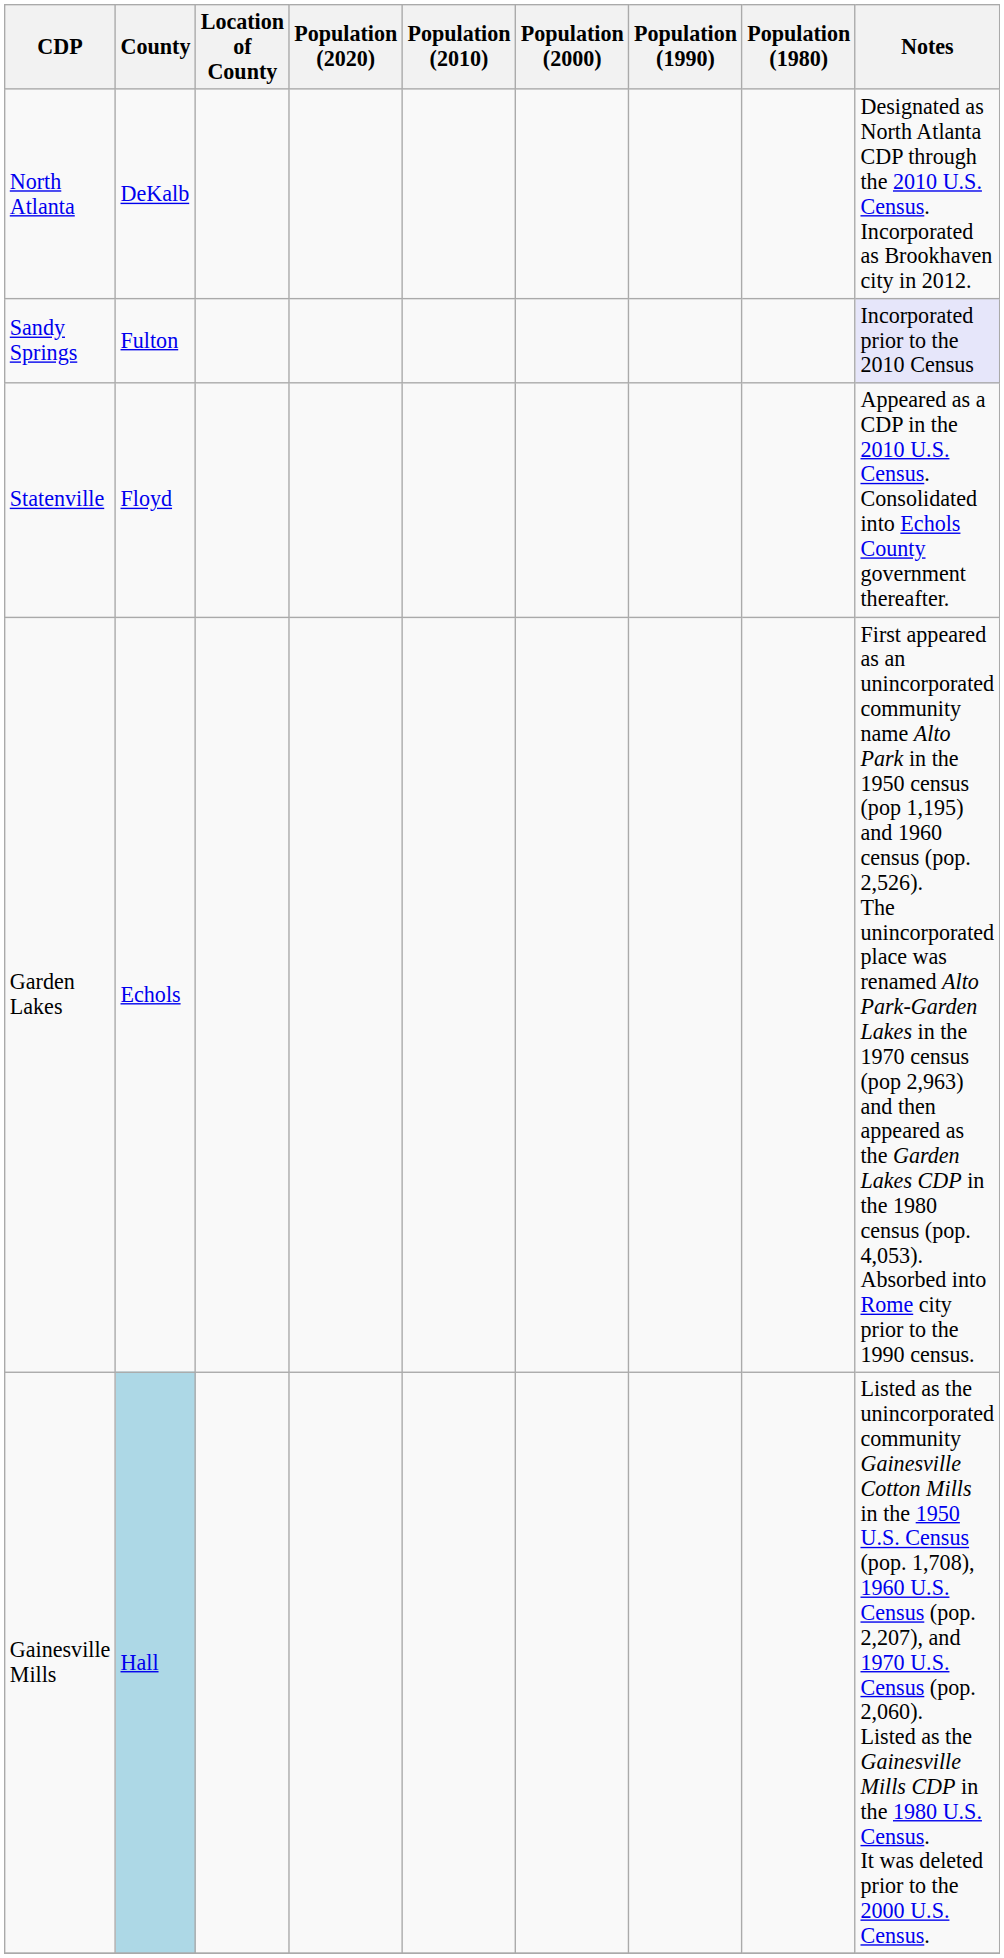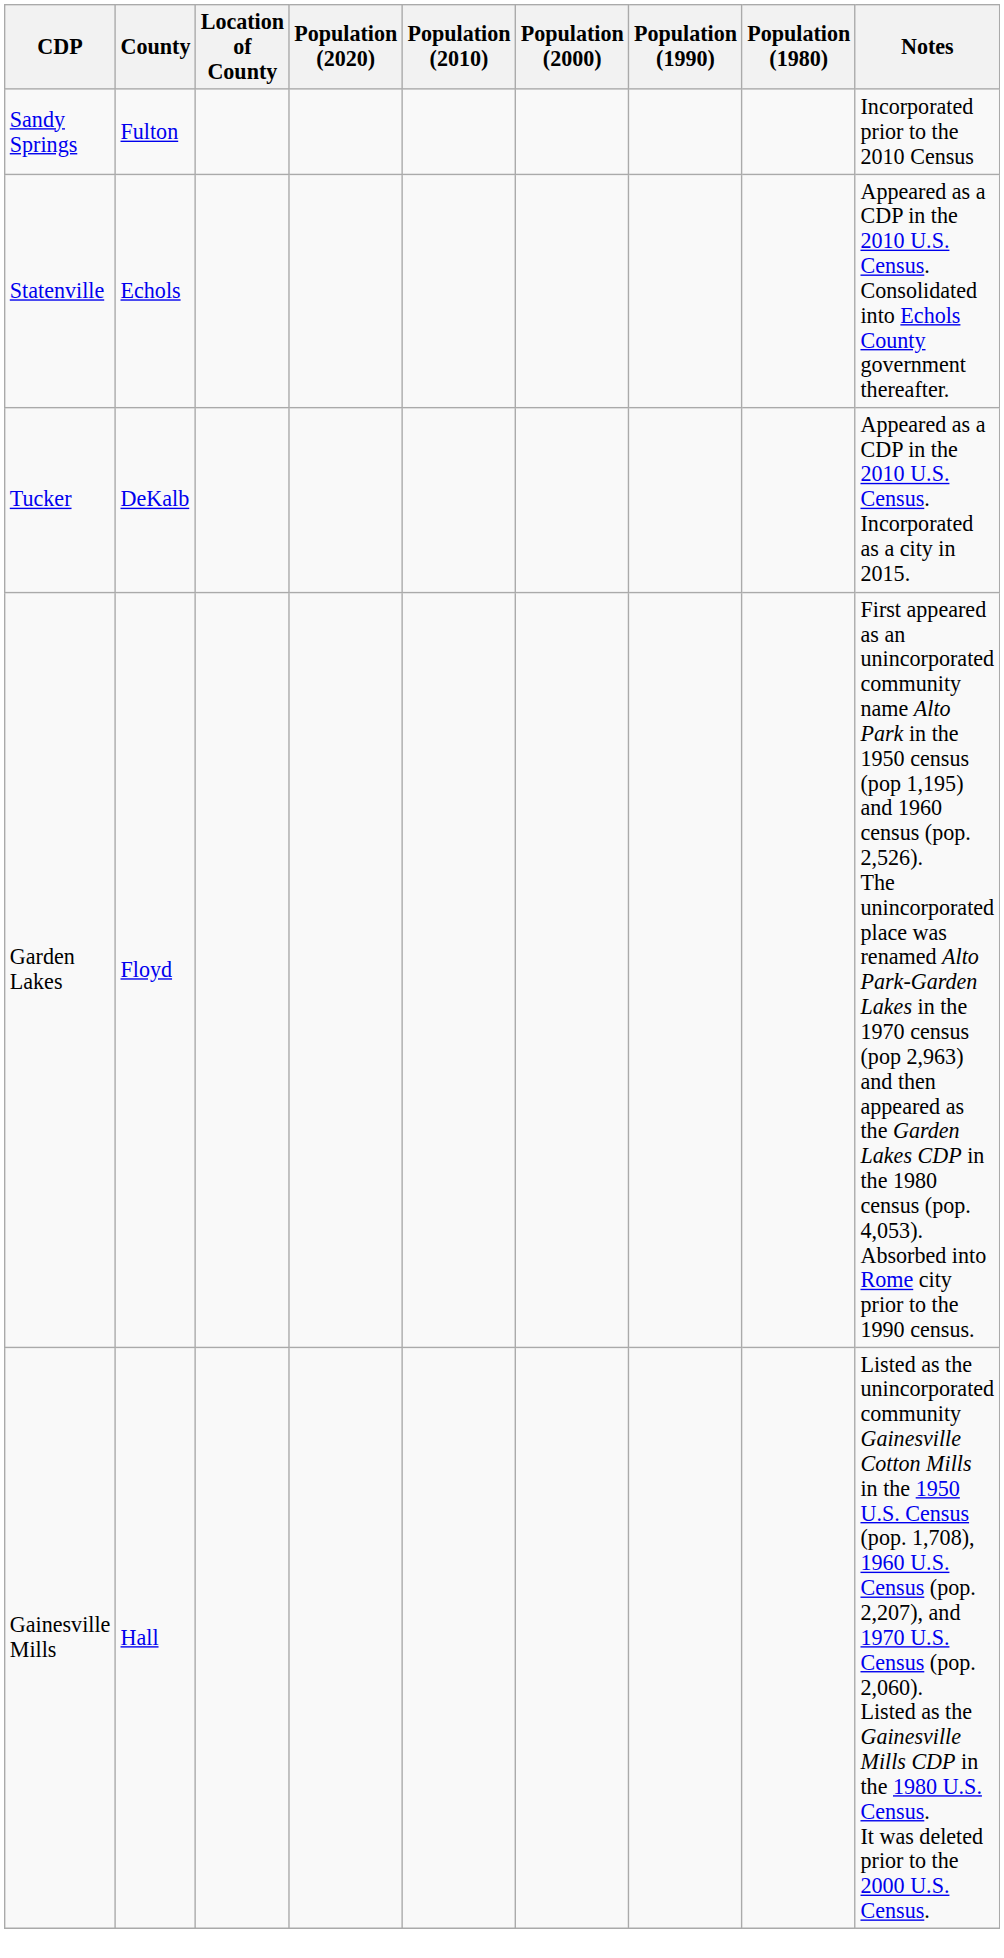- row: (42, 193)
(917, 340) lavender background -> (917, 131) no background
(146, 499) Floyd -> (151, 290) Echols
+ row: (41, 499)
(151, 994) Echols -> (146, 969) Floyd
(140, 1662) lightblue background -> (140, 1637) no background
